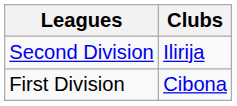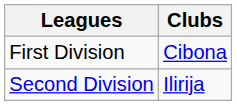rows swapped: (67, 84) <-> (82, 52)
